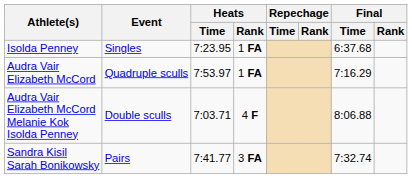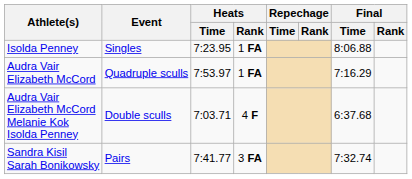(353, 49) 6:37.68 -> (353, 49) 8:06.88
(353, 116) 8:06.88 -> (353, 116) 6:37.68
